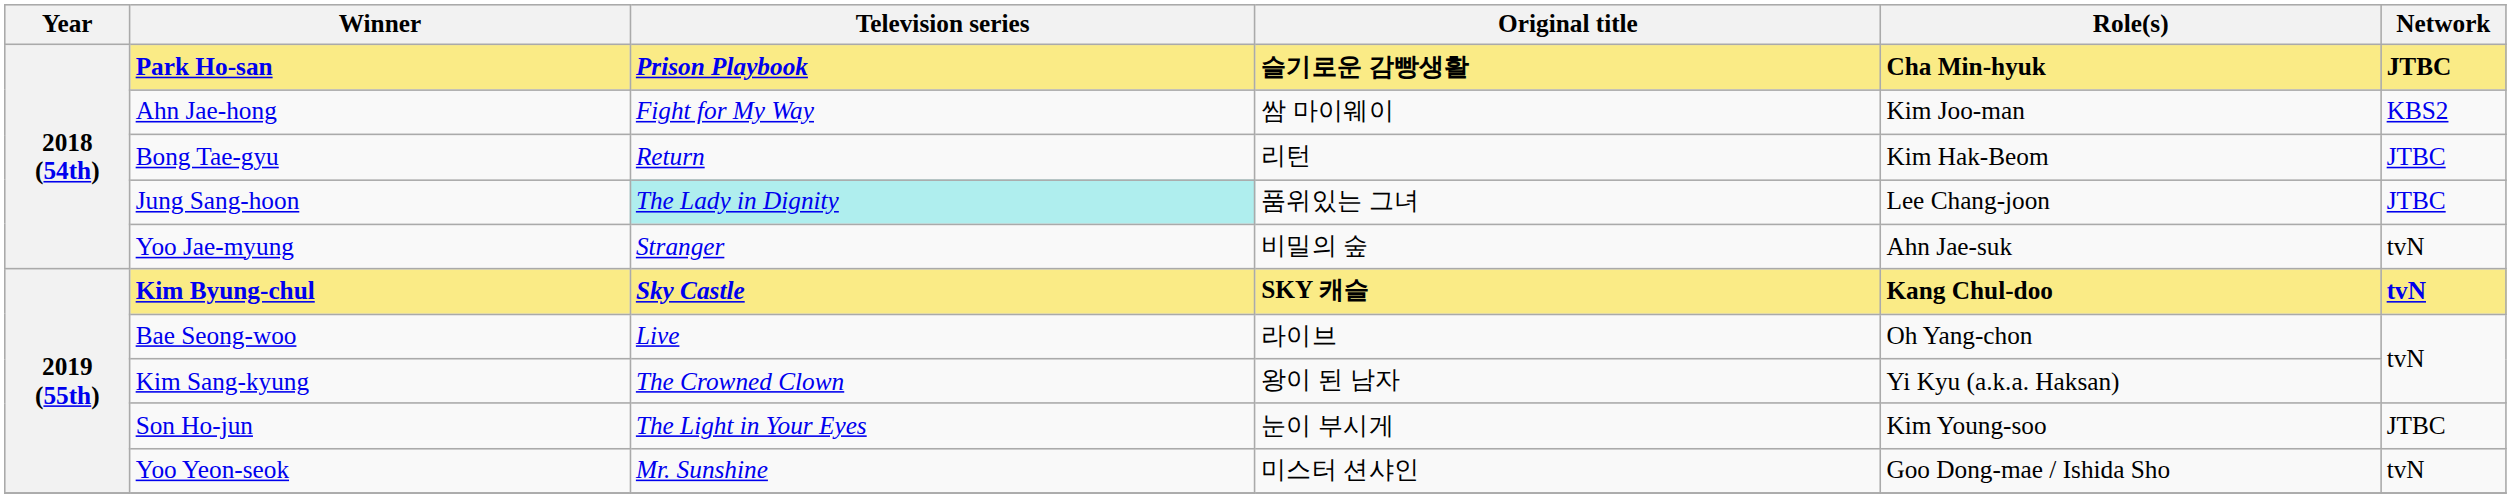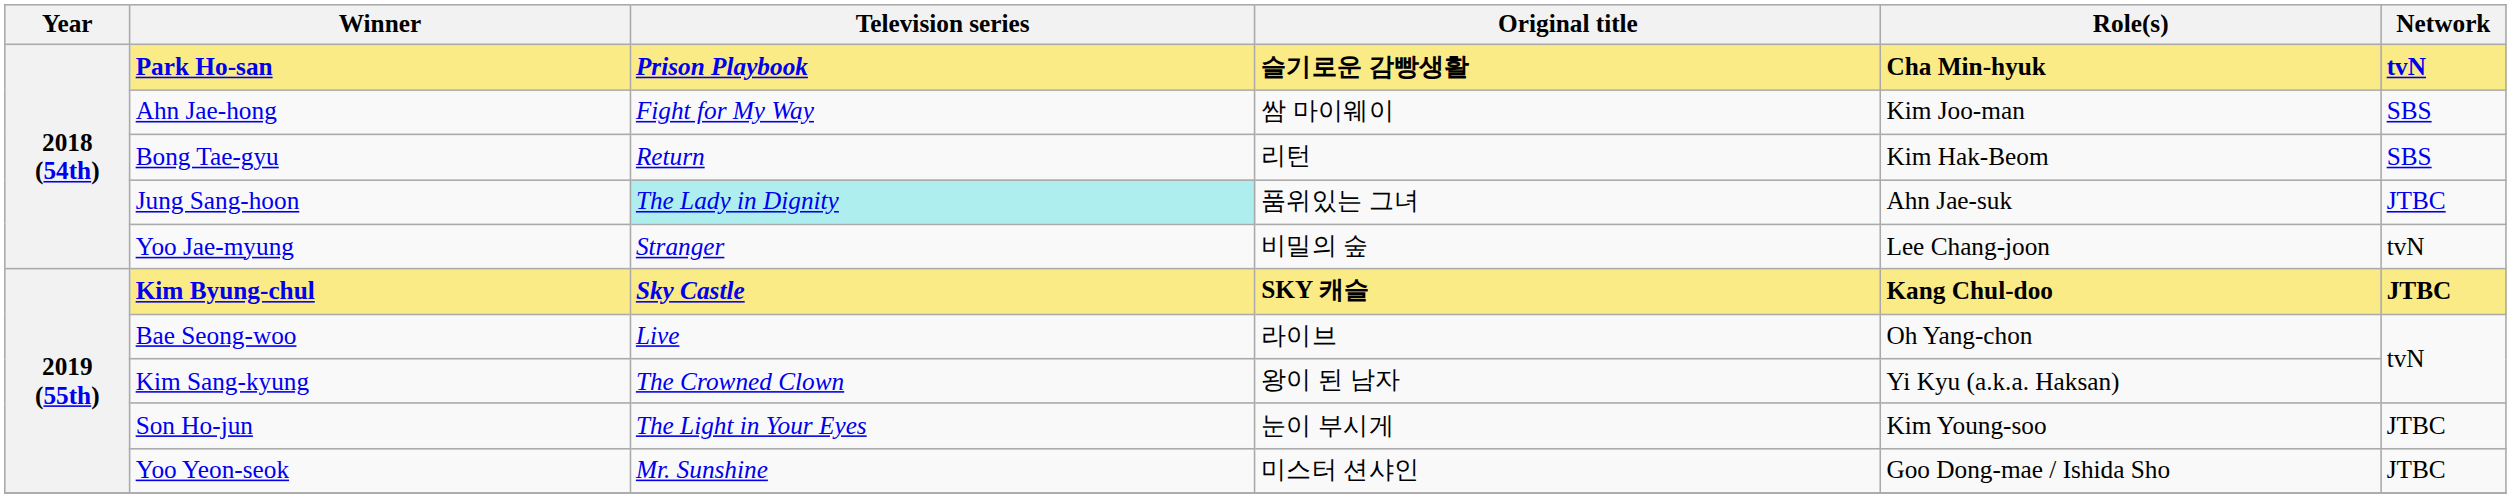(2419, 67) JTBC -> (2406, 67) tvN
(2418, 111) KBS2 -> (2409, 111) SBS
(2416, 156) JTBC -> (2409, 156) SBS
(1968, 201) Lee Chang-joon -> (1949, 201) Ahn Jae-suk
(1949, 246) Ahn Jae-suk -> (1968, 246) Lee Chang-joon
(2406, 291) tvN -> (2419, 291) JTBC
(2406, 470) tvN -> (2416, 470) JTBC
